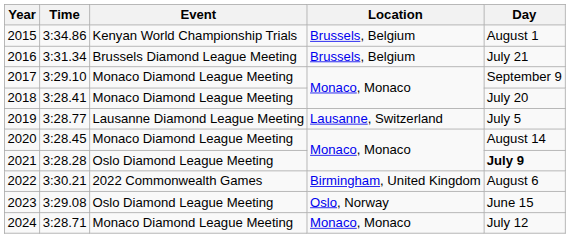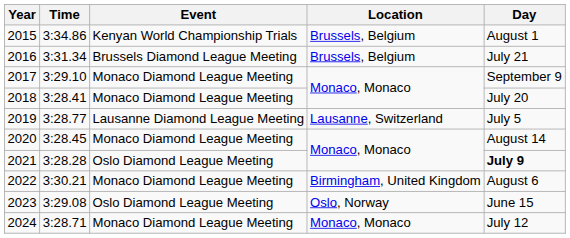(177, 181) 2022 Commonwealth Games -> (193, 181) Monaco Diamond League Meeting
